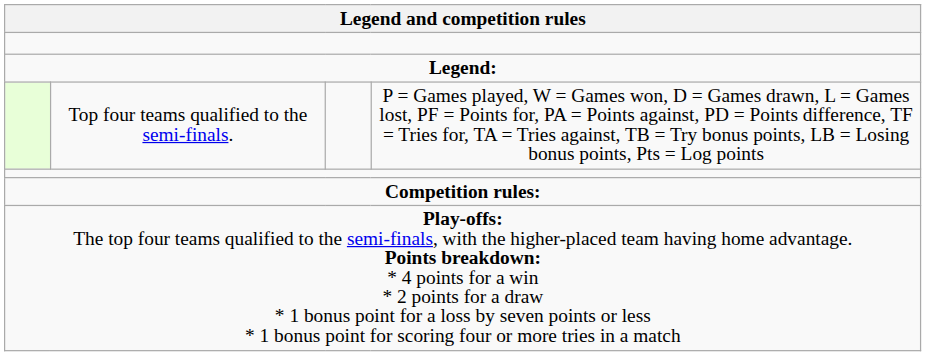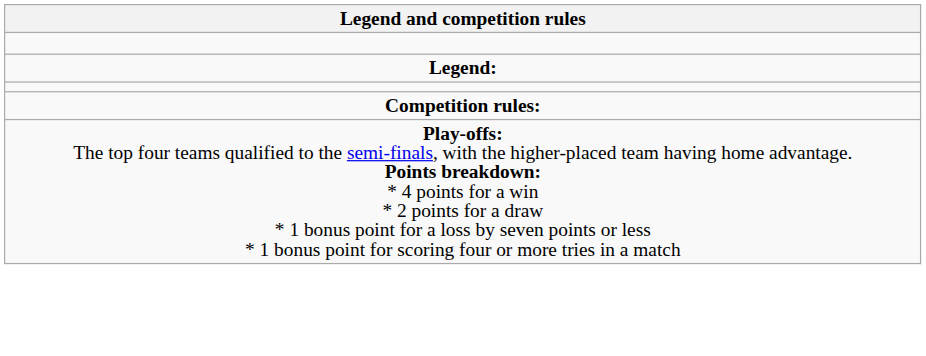- row: (188, 125)
